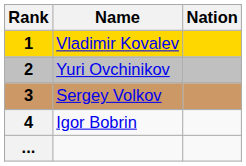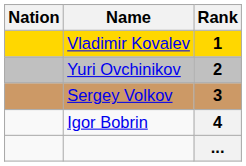columns swapped: (28, 17) <-> (212, 17)
